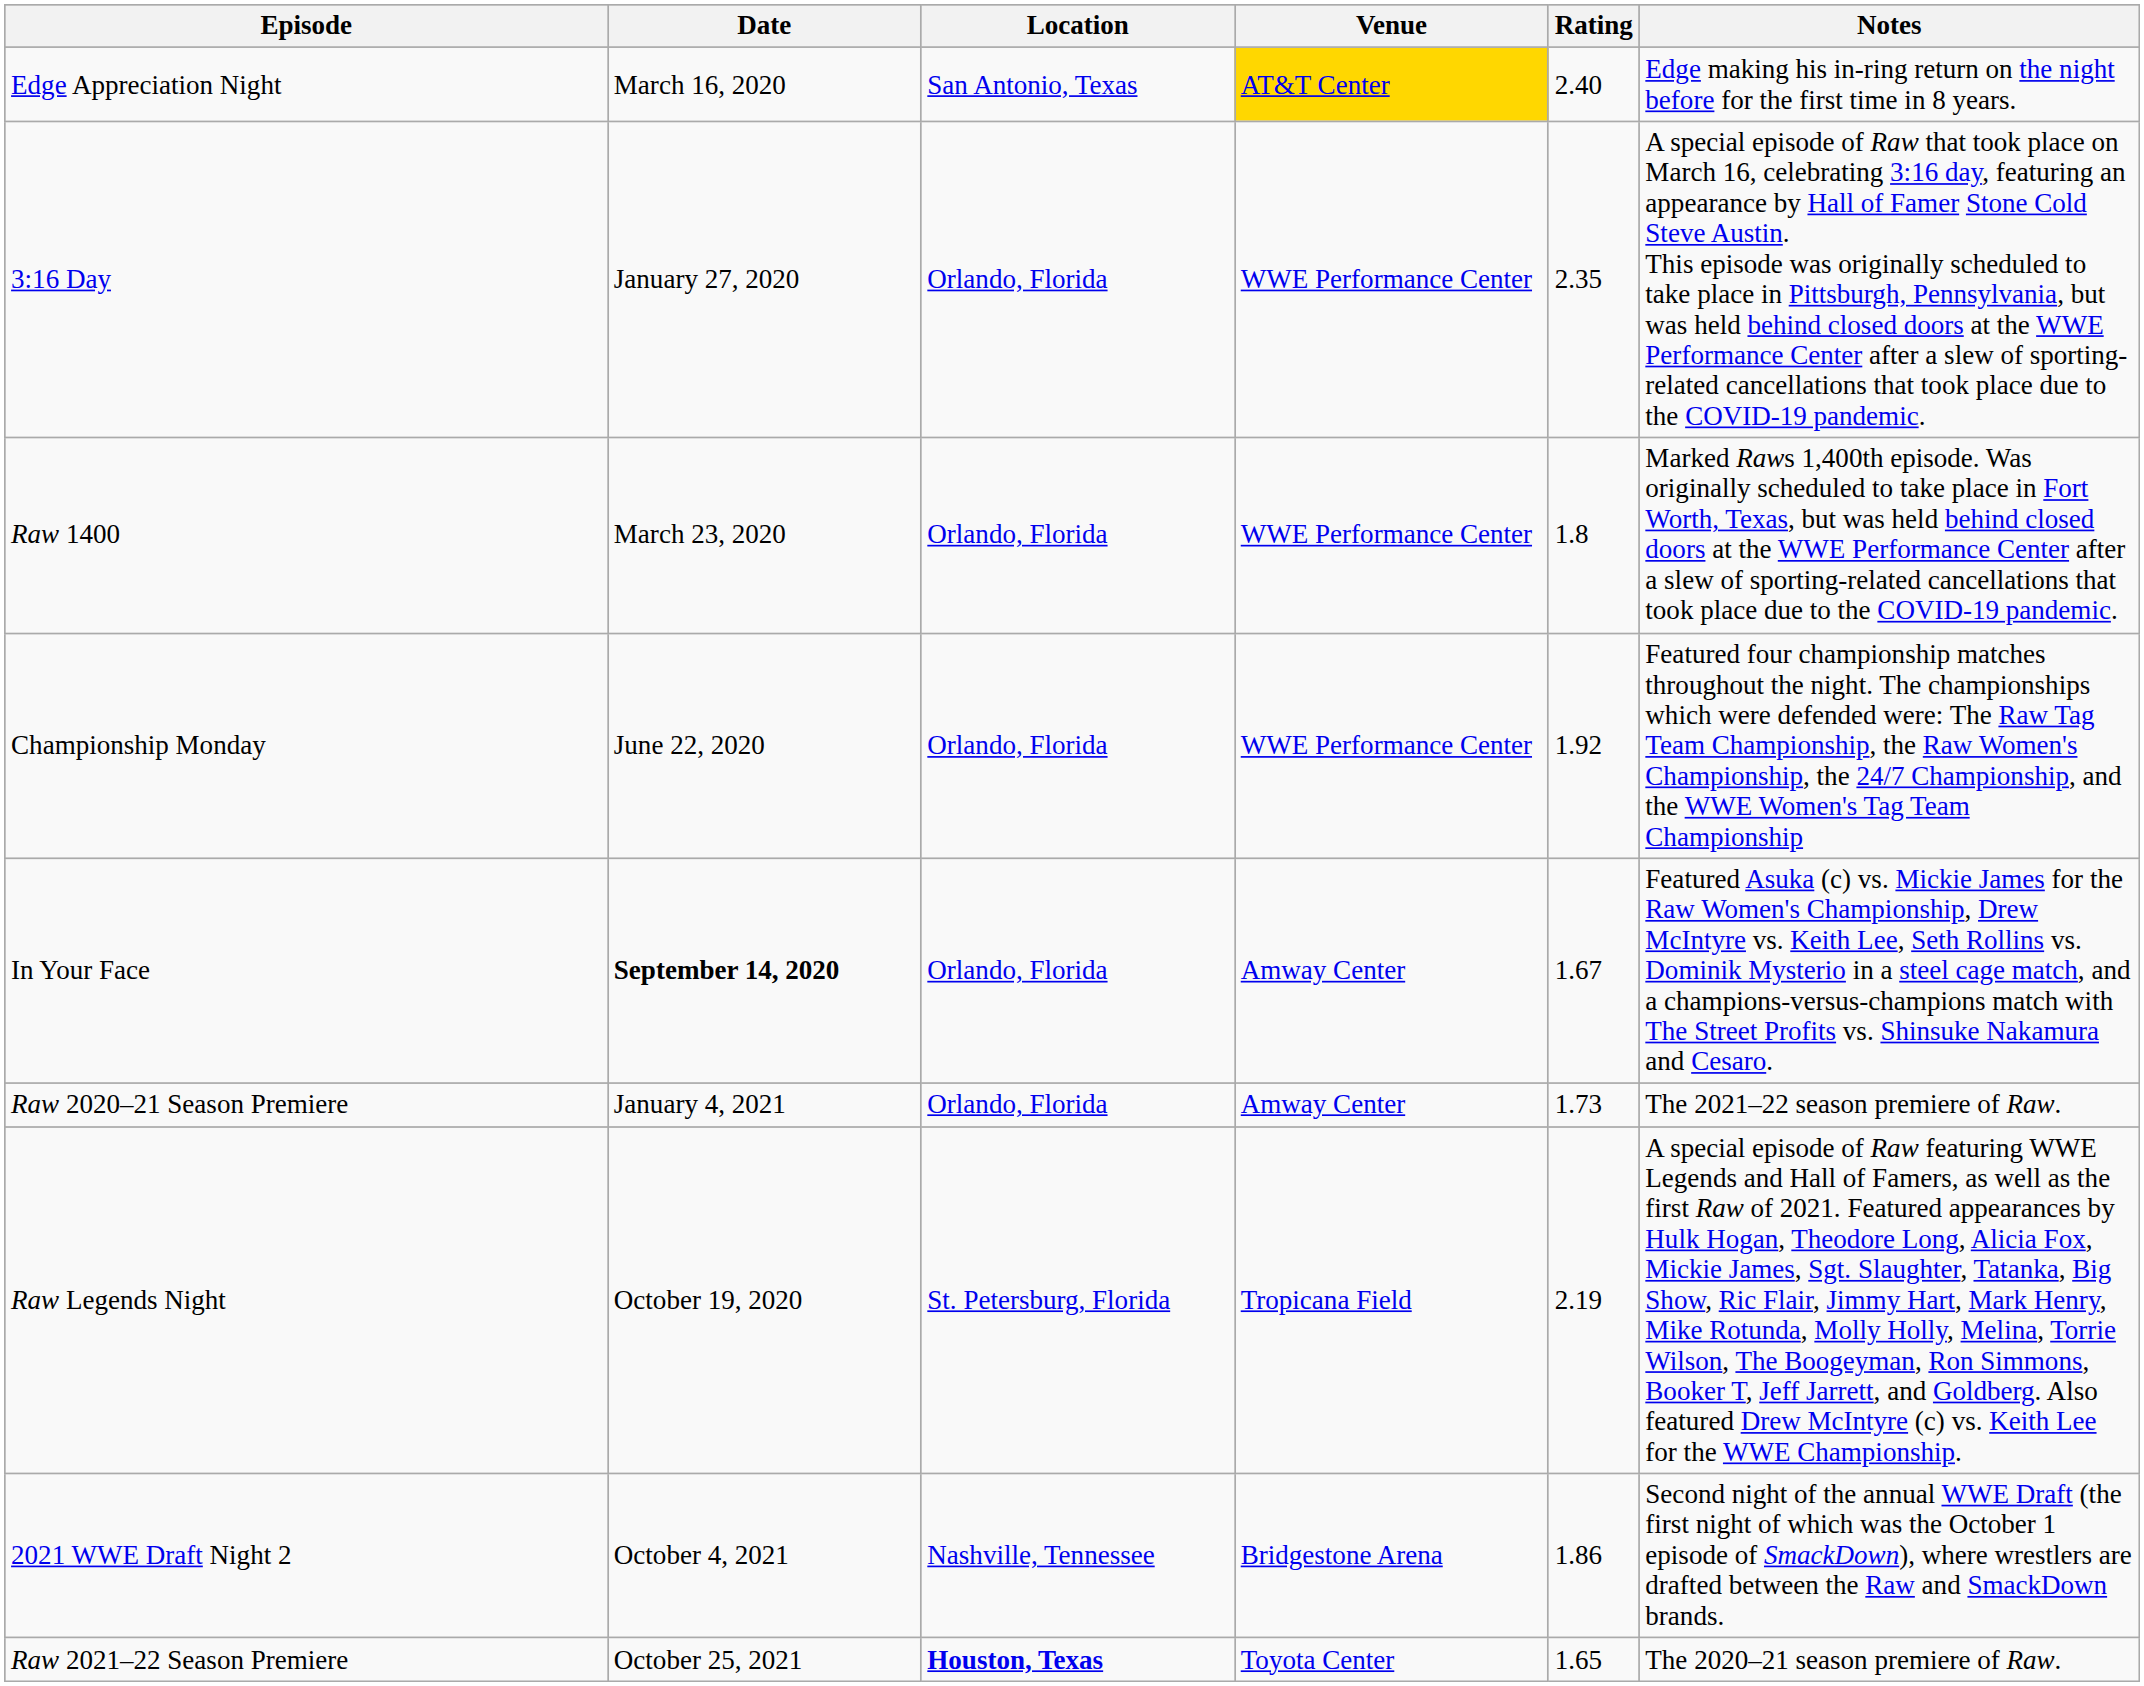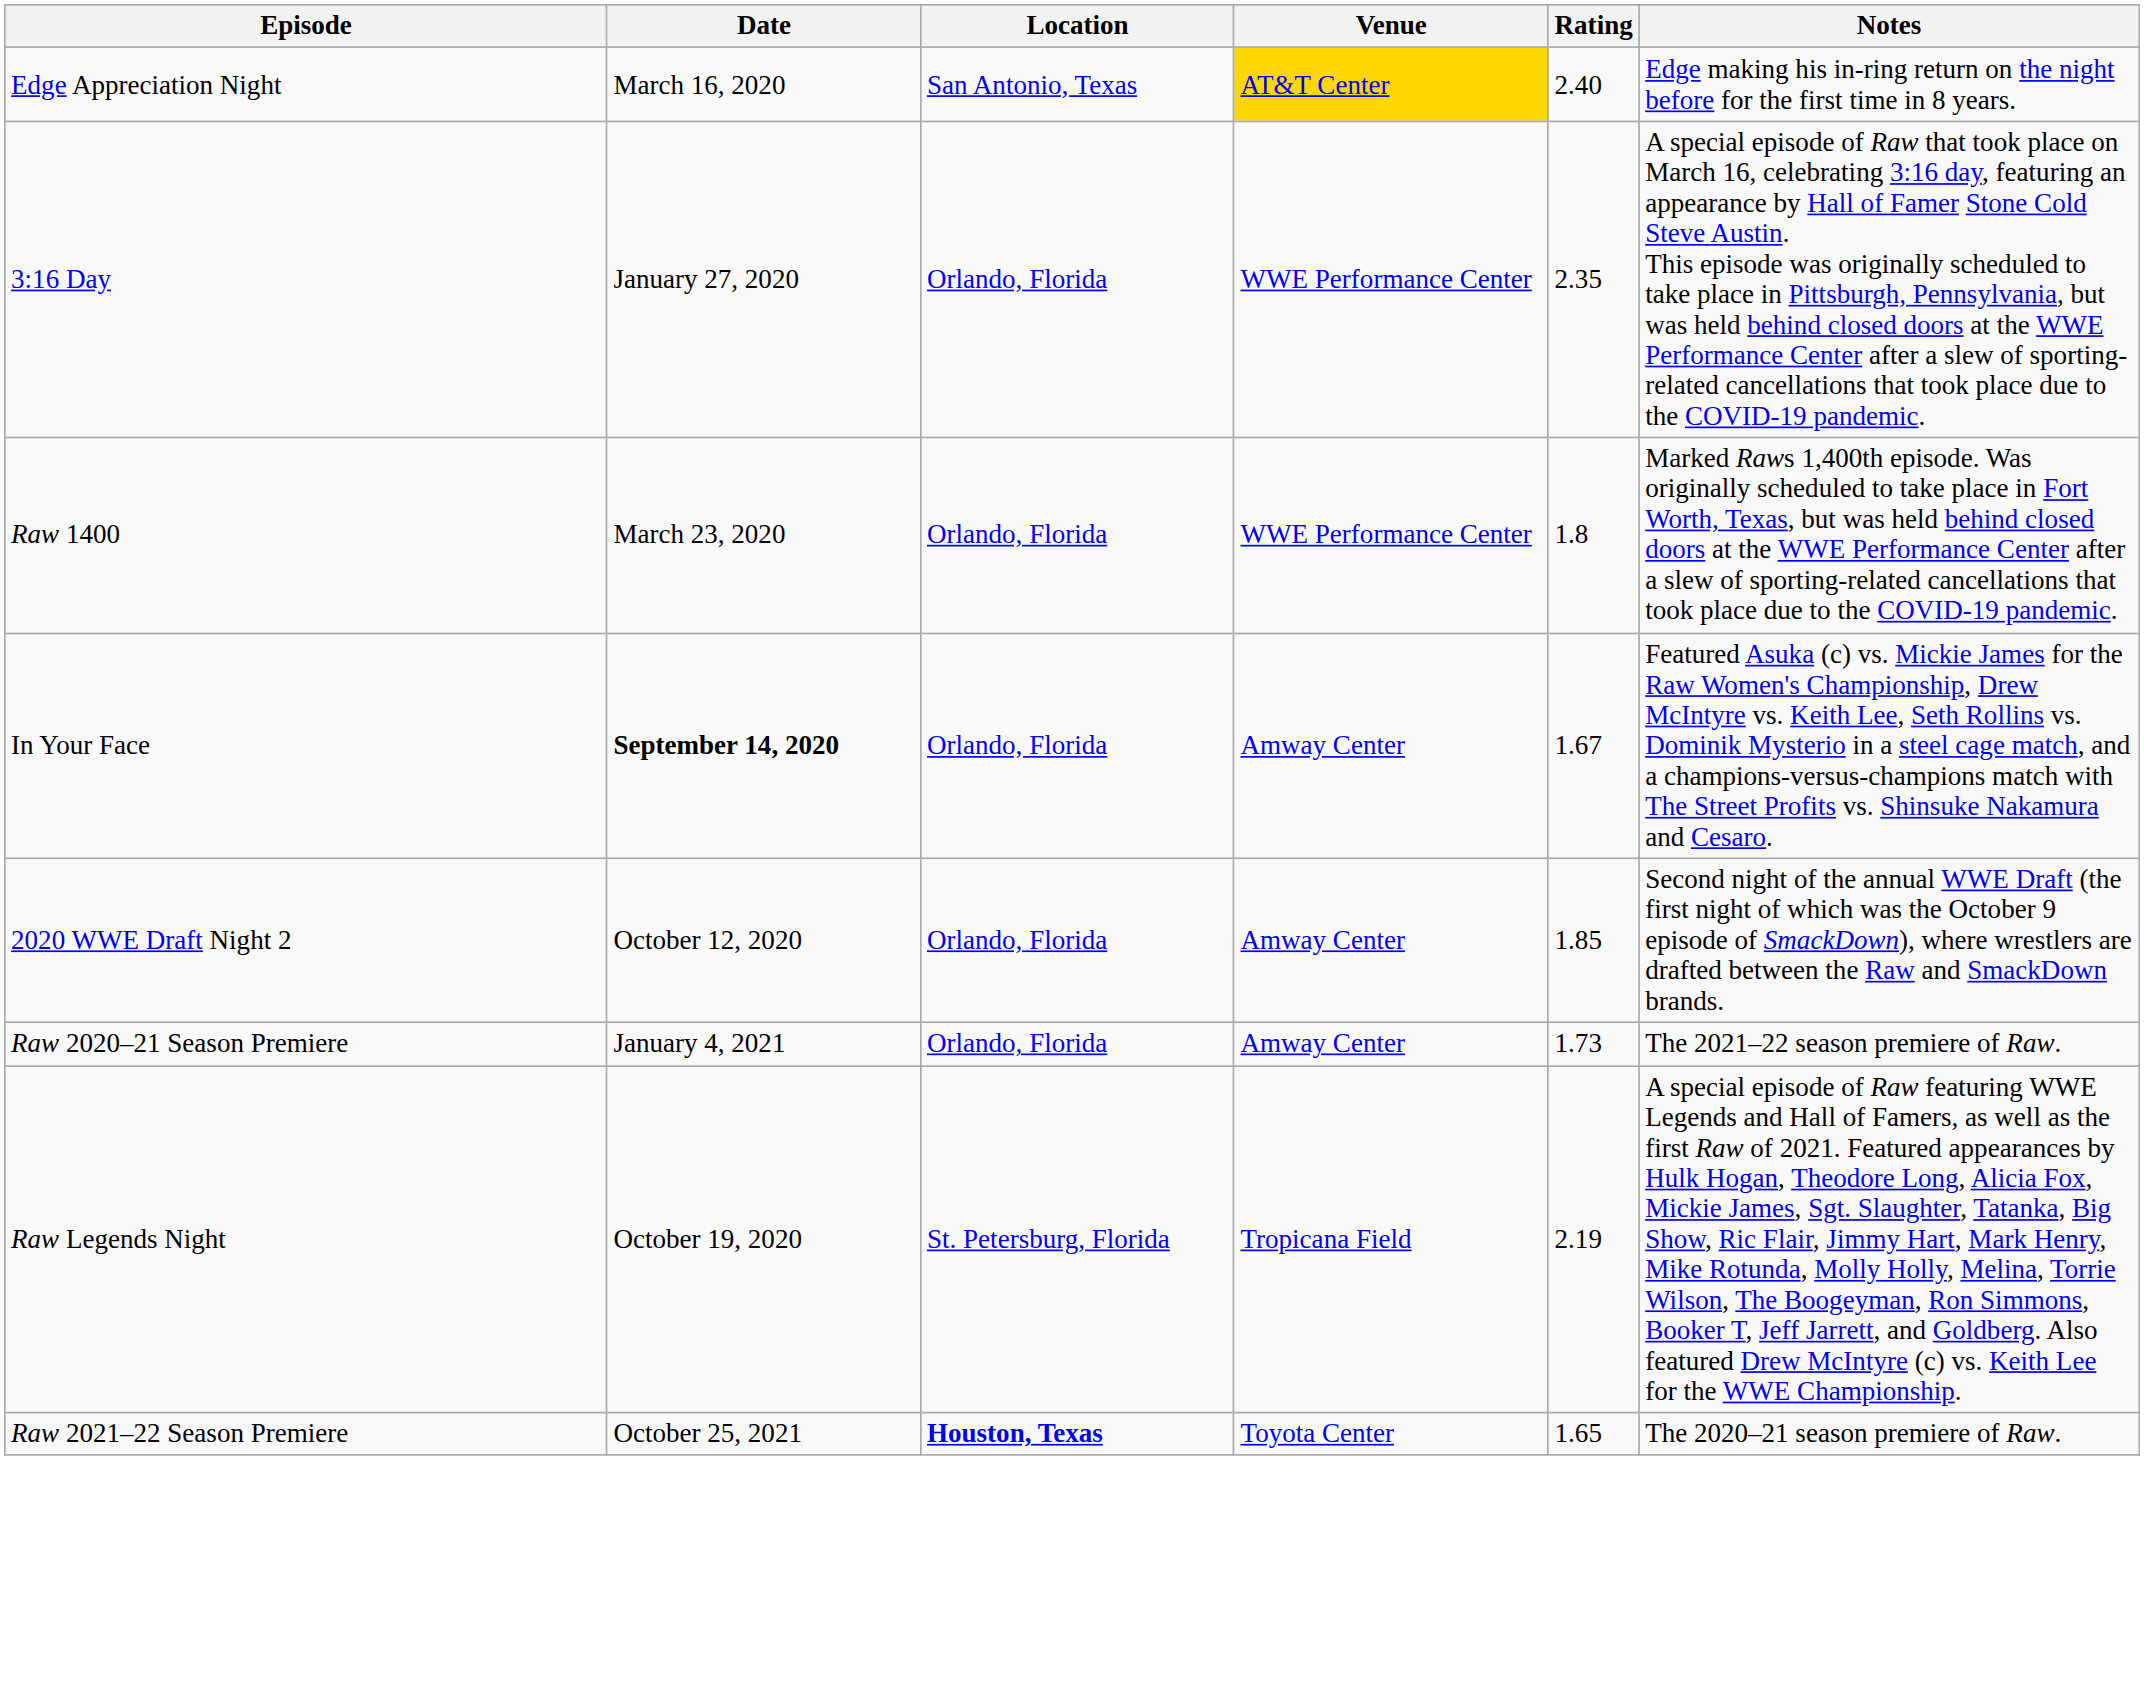- row: (138, 745)
+ row: (151, 940)
- row: (151, 1555)
